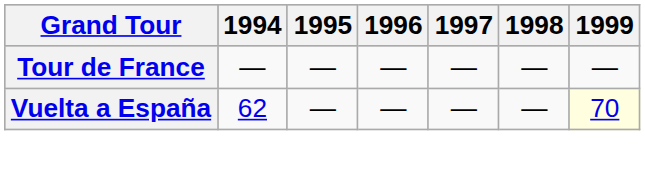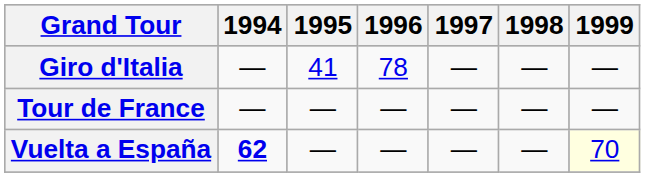+ row: (111, 66)
(252, 108) normal -> (252, 150) bold
